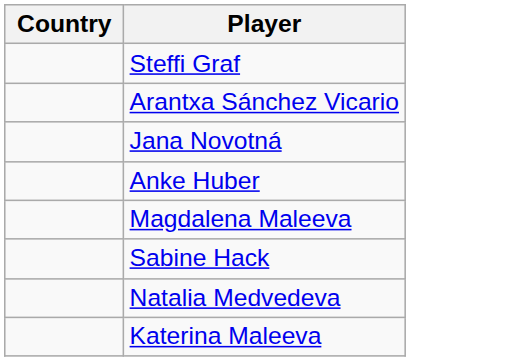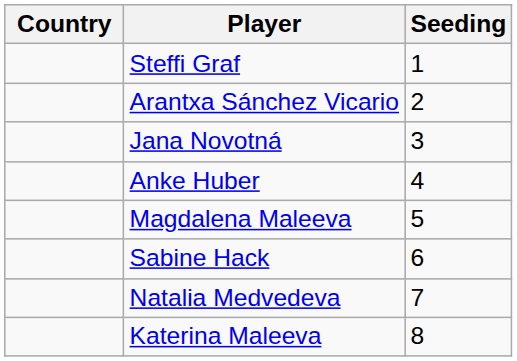+ column: (458, 24)
